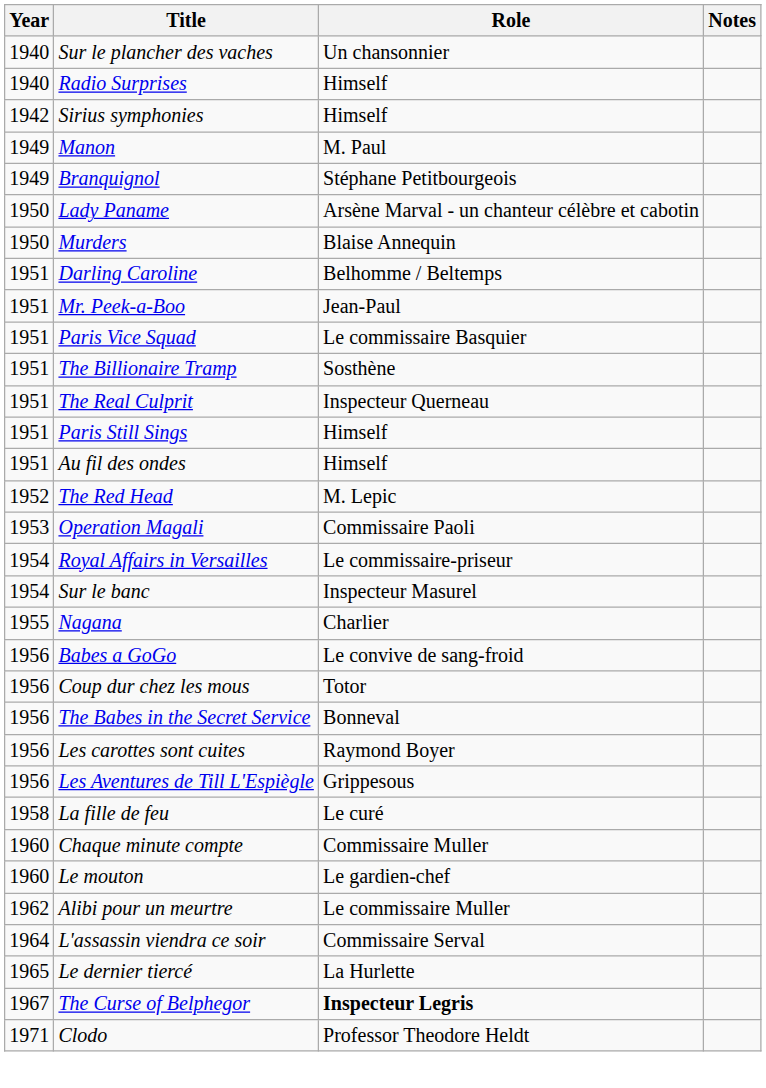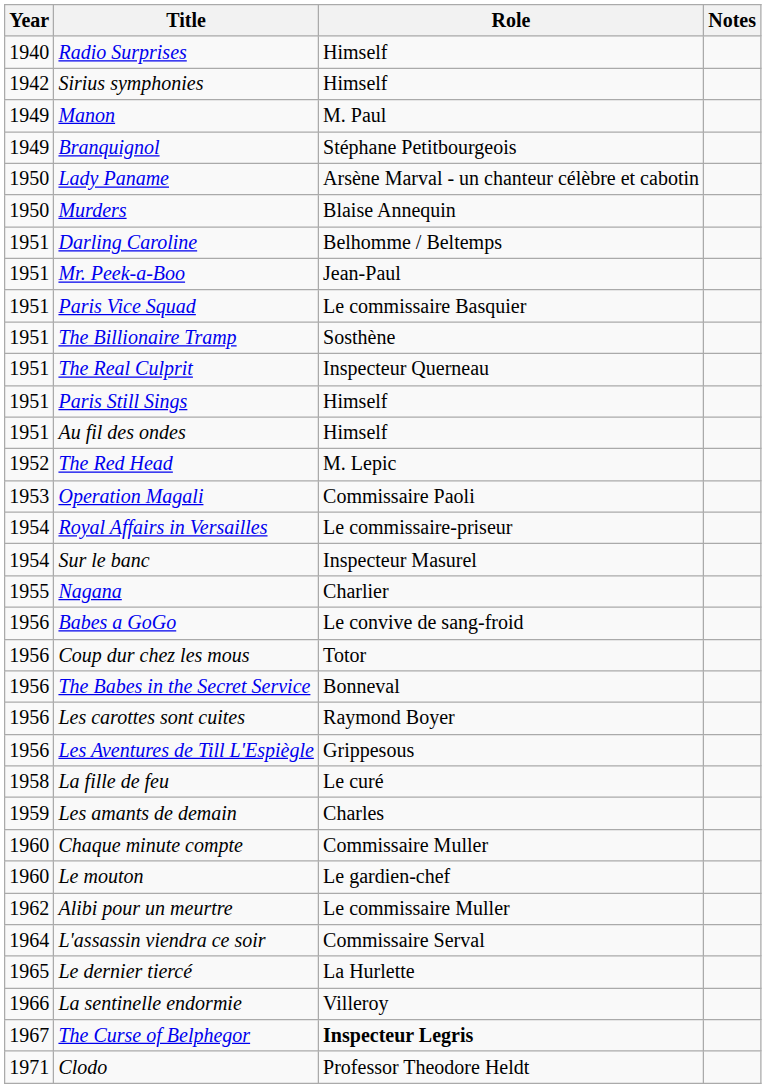- row: (166, 52)
+ row: (148, 813)
+ row: (150, 1003)
